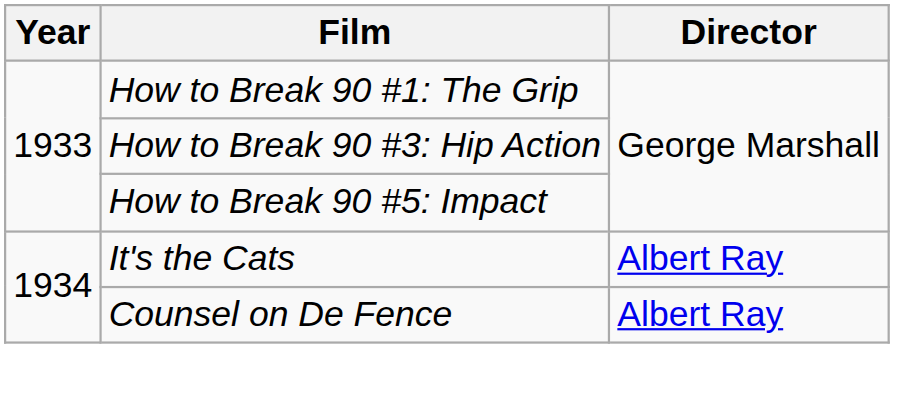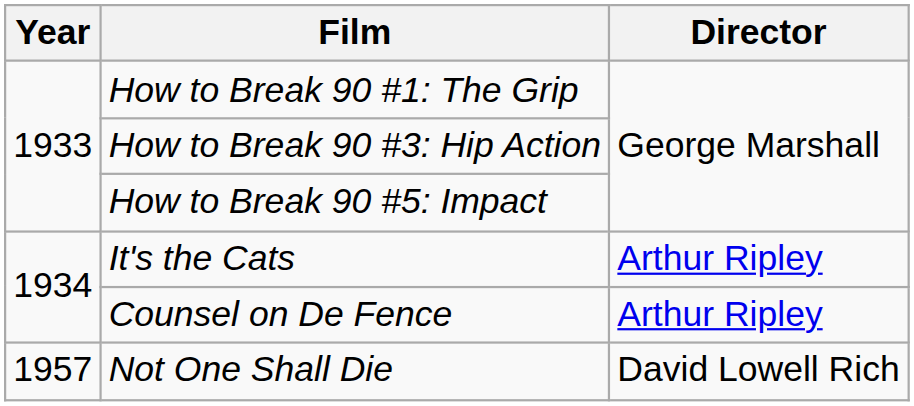(700, 257) Albert Ray -> (720, 257) Arthur Ripley
(700, 314) Albert Ray -> (720, 314) Arthur Ripley
+ row: (251, 370)
